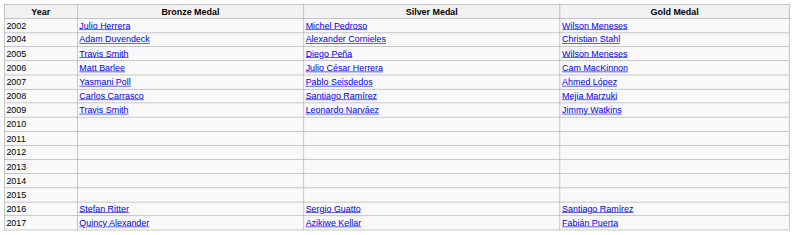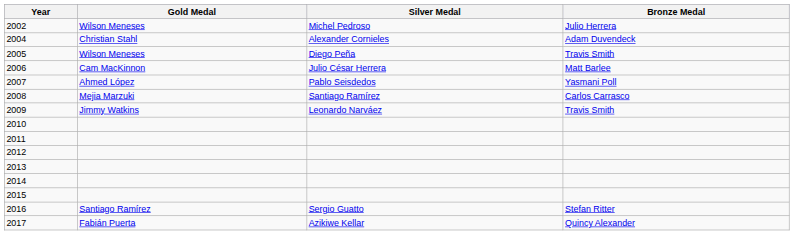columns swapped: (675, 12) <-> (190, 12)
